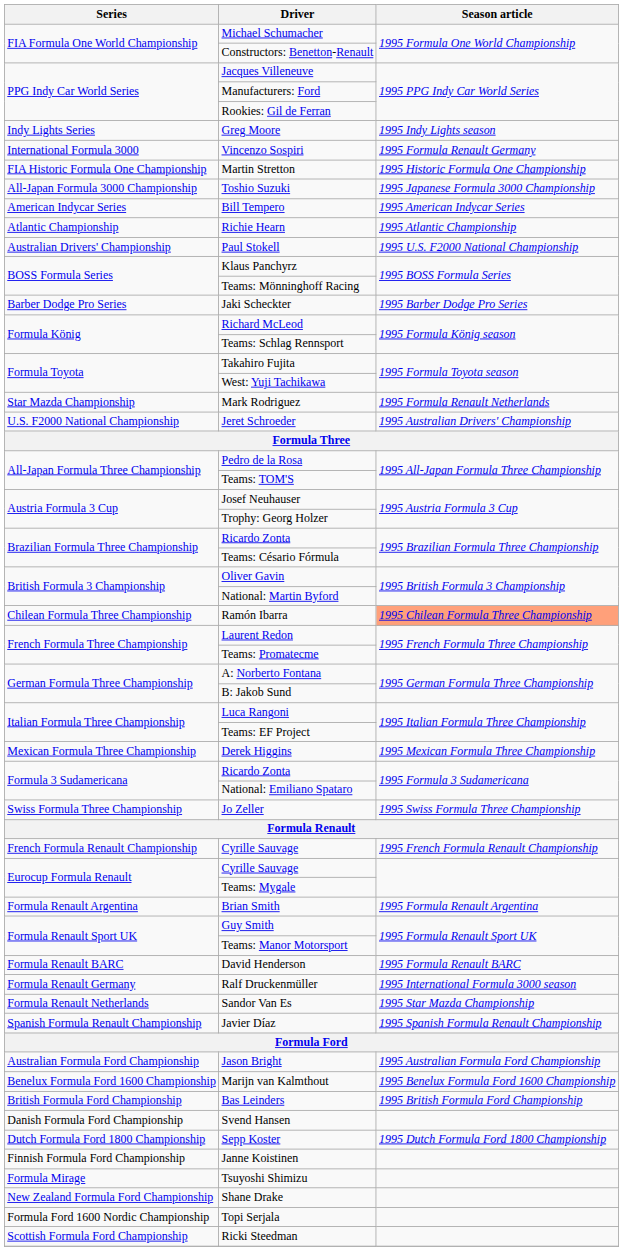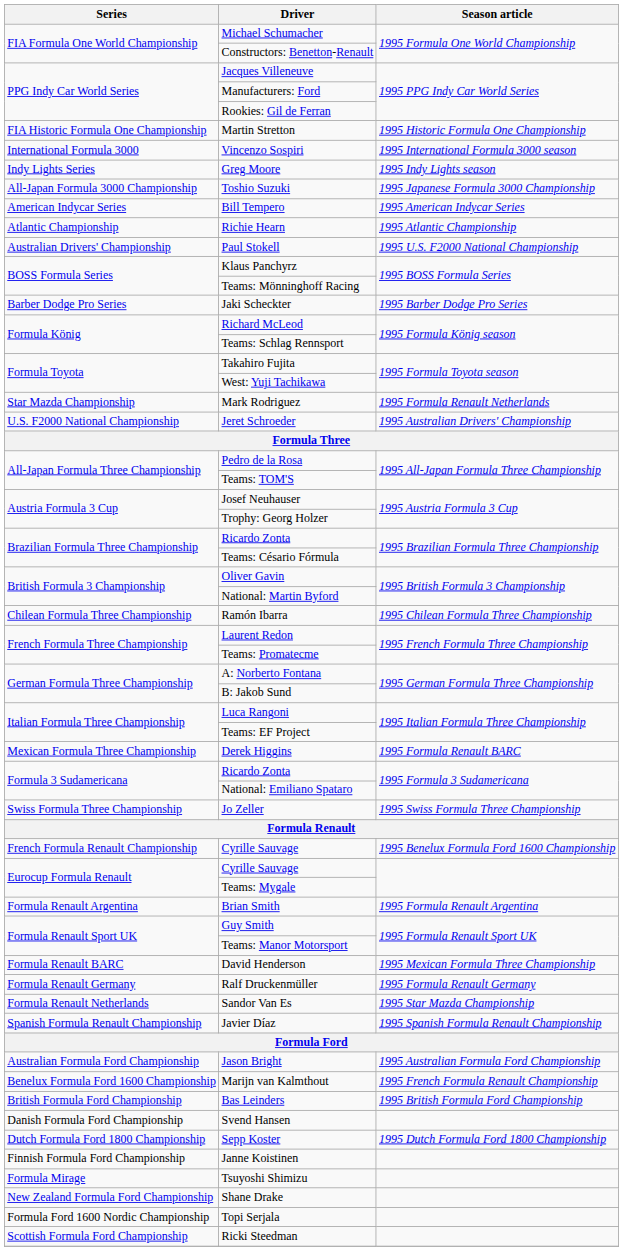rows swapped: (51, 130) <-> (107, 169)
(457, 149) 1995 Formula Renault Germany -> (478, 149) 1995 International Formula 3000 season
(485, 615) lightsalmon background -> (485, 615) no background
(487, 751) 1995 Mexican Formula Three Championship -> (450, 751) 1995 Formula Renault BARC
(488, 848) 1995 French Formula Renault Championship -> (497, 848) 1995 Benelux Formula Ford 1600 Championship
(450, 964) 1995 Formula Renault BARC -> (487, 964) 1995 Mexican Formula Three Championship
(478, 984) 1995 International Formula 3000 season -> (457, 984) 1995 Formula Renault Germany
(497, 1081) 1995 Benelux Formula Ford 1600 Championship -> (488, 1081) 1995 French Formula Renault Championship
